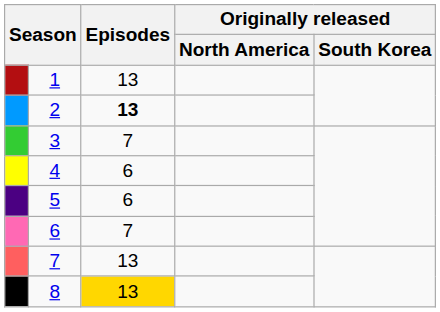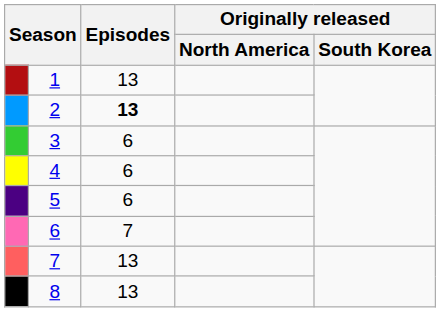(128, 140) 7 -> (128, 140) 6
(128, 291) gold background -> (128, 291) no background
